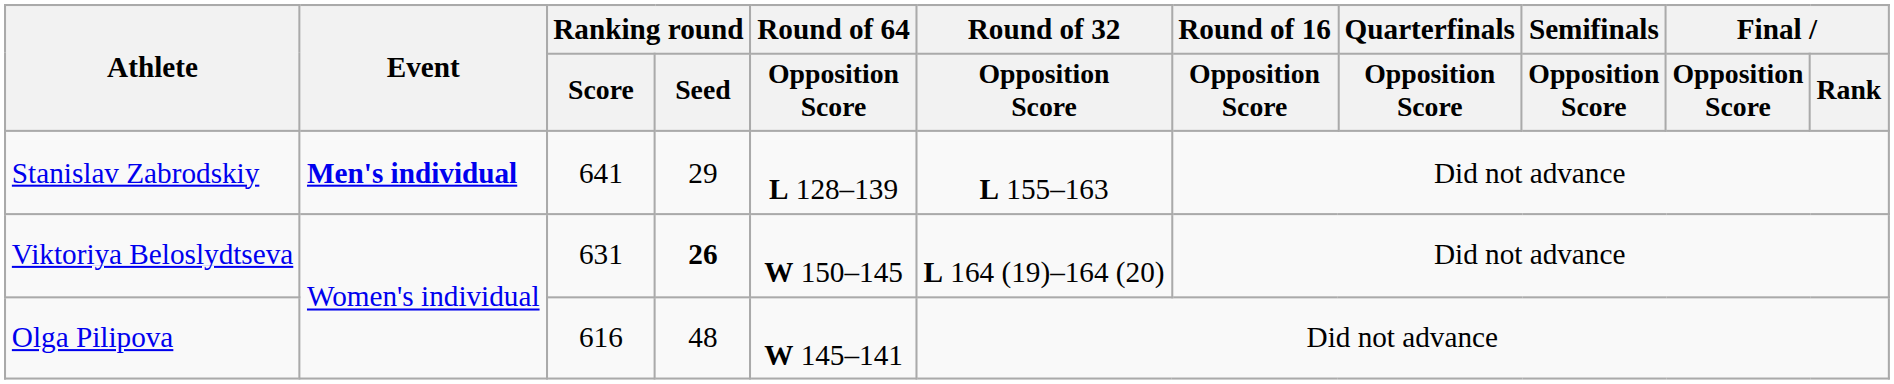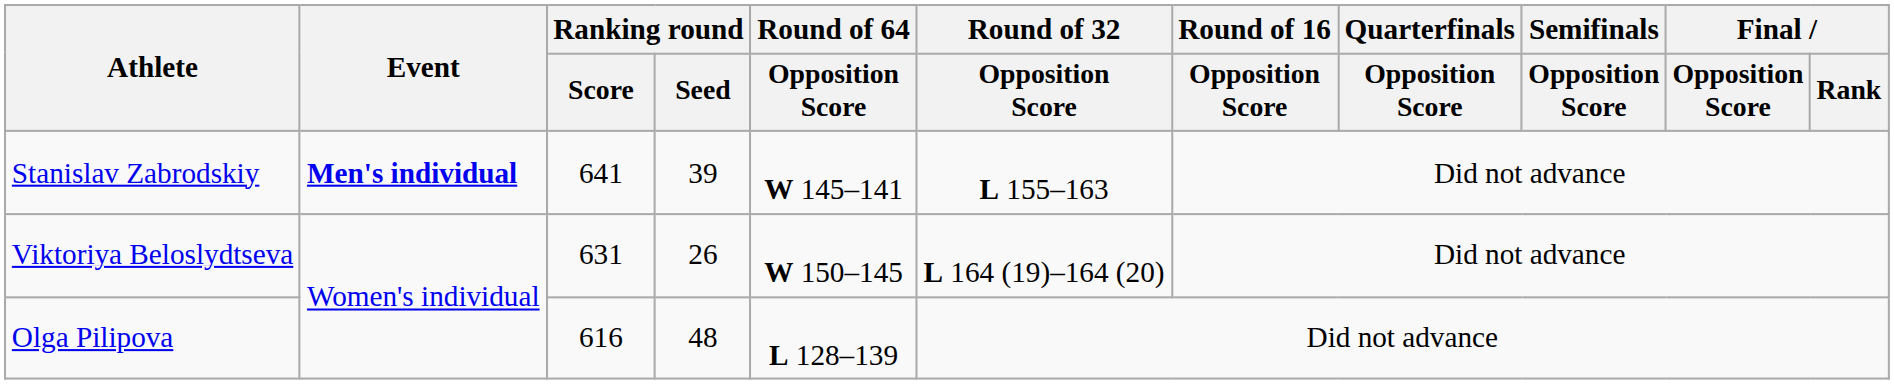(703, 172) 29 -> (703, 172) 39
(834, 189) L 128–139 -> (834, 189) W 145–141
(703, 255) bold -> (703, 255) normal
(834, 355) W 145–141 -> (834, 355) L 128–139
